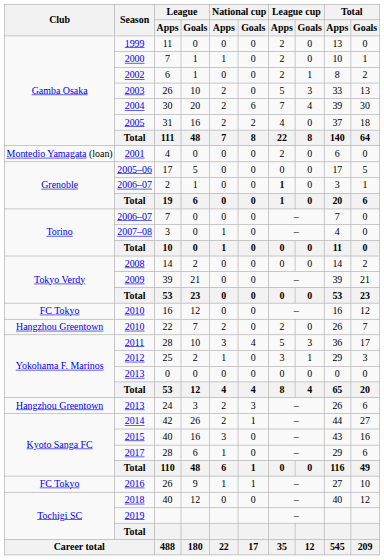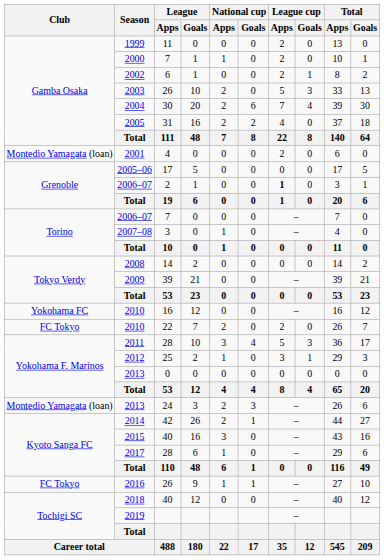(60, 311) FC Tokyo -> (60, 311) Yokohama FC
(60, 327) Hangzhou Greentown -> (60, 327) FC Tokyo
(60, 405) Hangzhou Greentown -> (60, 405) Montedio Yamagata (loan)
